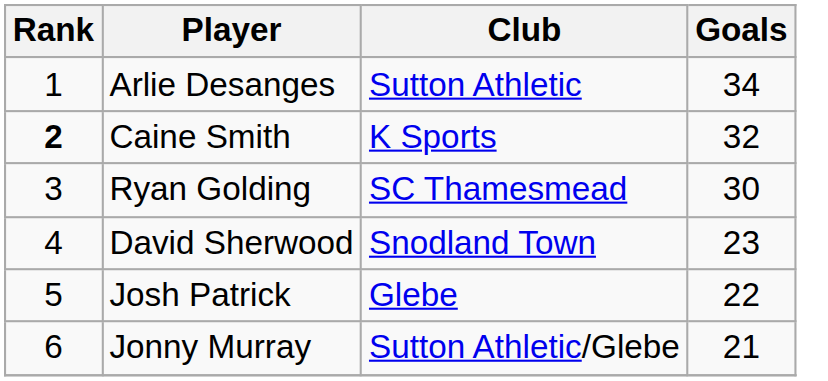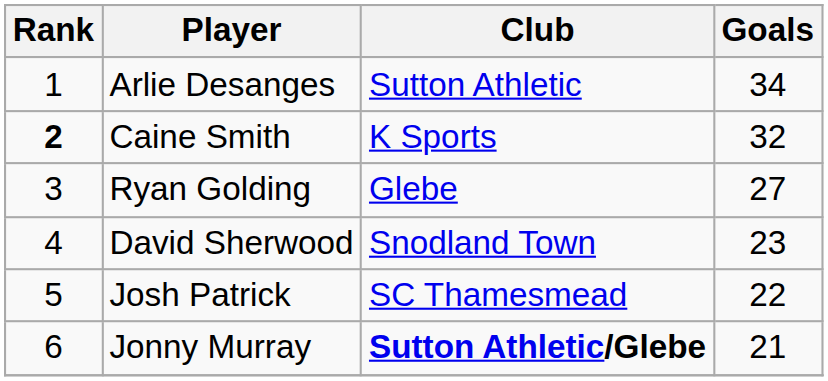(498, 189) SC Thamesmead -> (413, 189) Glebe
(741, 189) 30 -> (768, 189) 27
(413, 294) Glebe -> (498, 294) SC Thamesmead
(524, 347) normal -> (538, 347) bold
